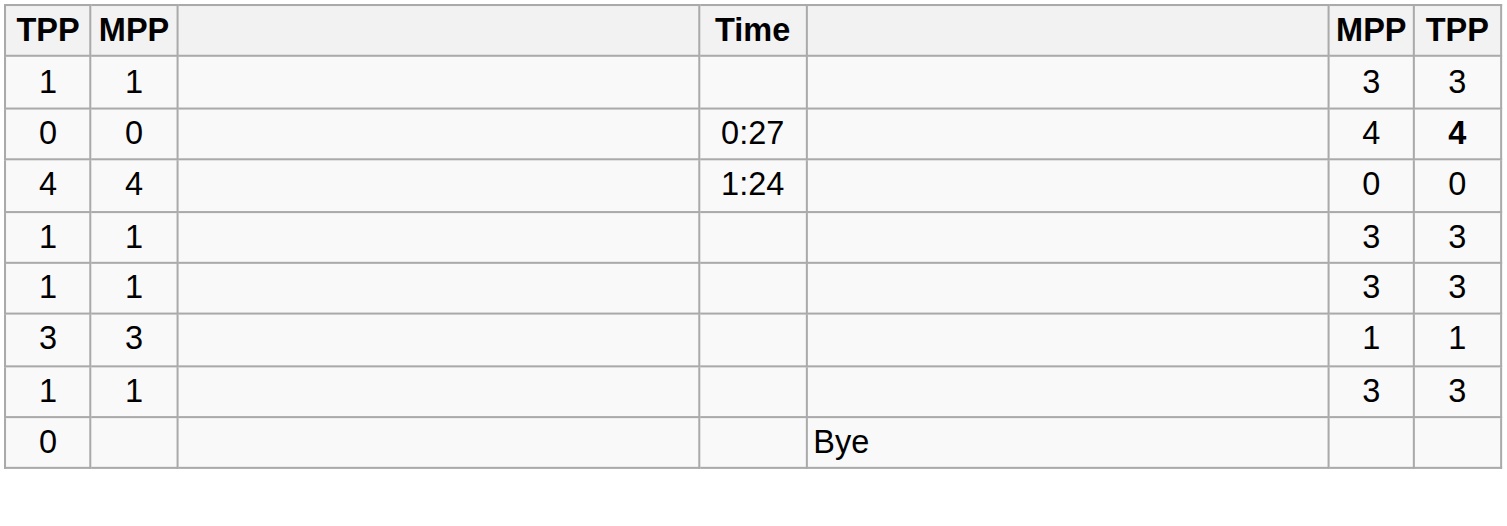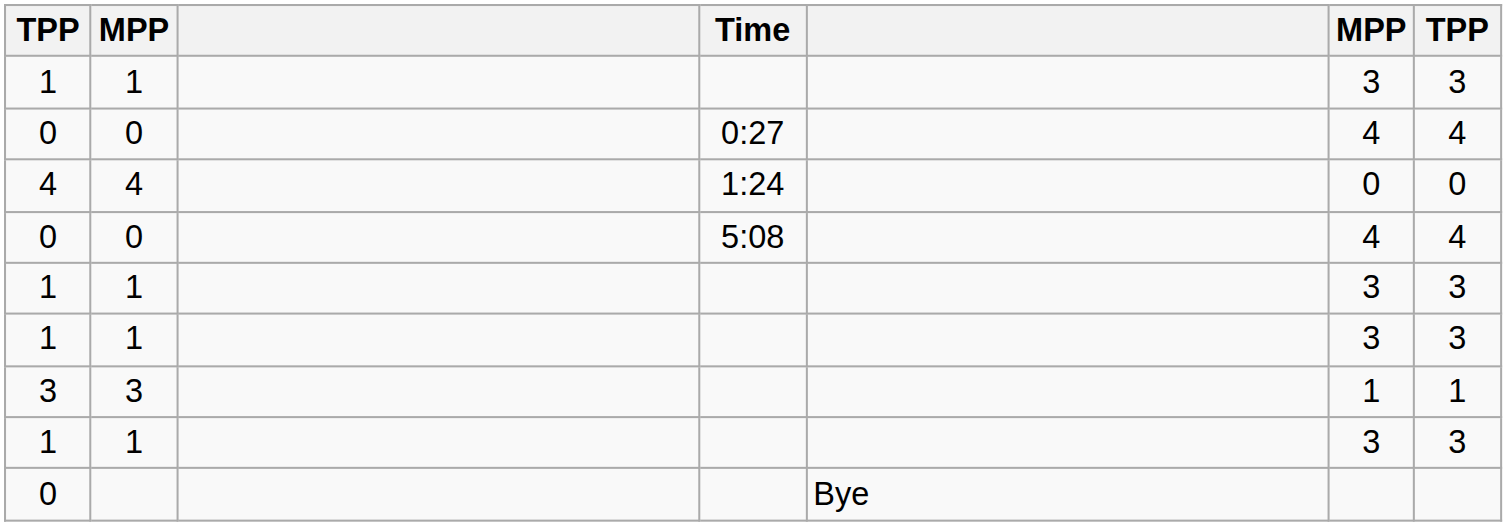(1457, 133) bold -> (1457, 133) normal
+ row: (134, 236)
